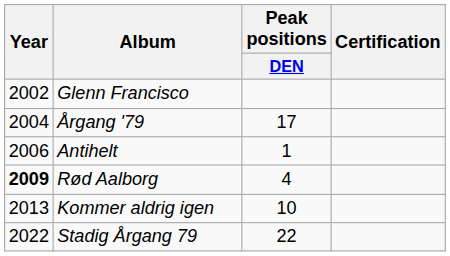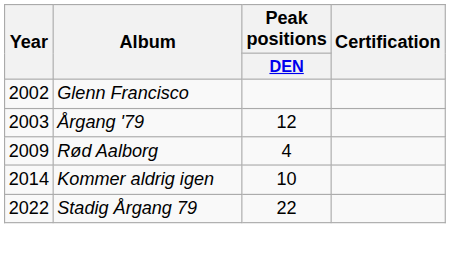(29, 122) 2004 -> (29, 122) 2003
(287, 122) 17 -> (287, 122) 12
- row: (87, 150)
(29, 179) bold -> (29, 150) normal
(29, 208) 2013 -> (29, 179) 2014
